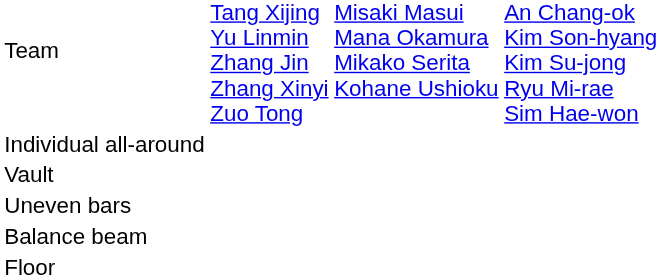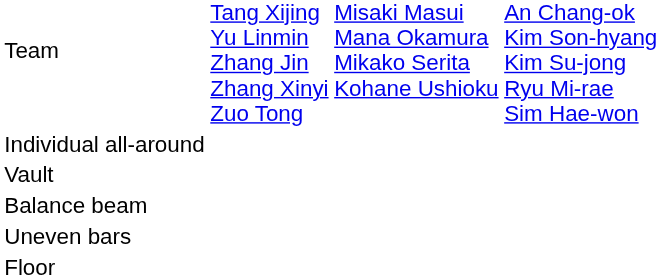rows swapped: (68, 205) <-> (76, 236)
